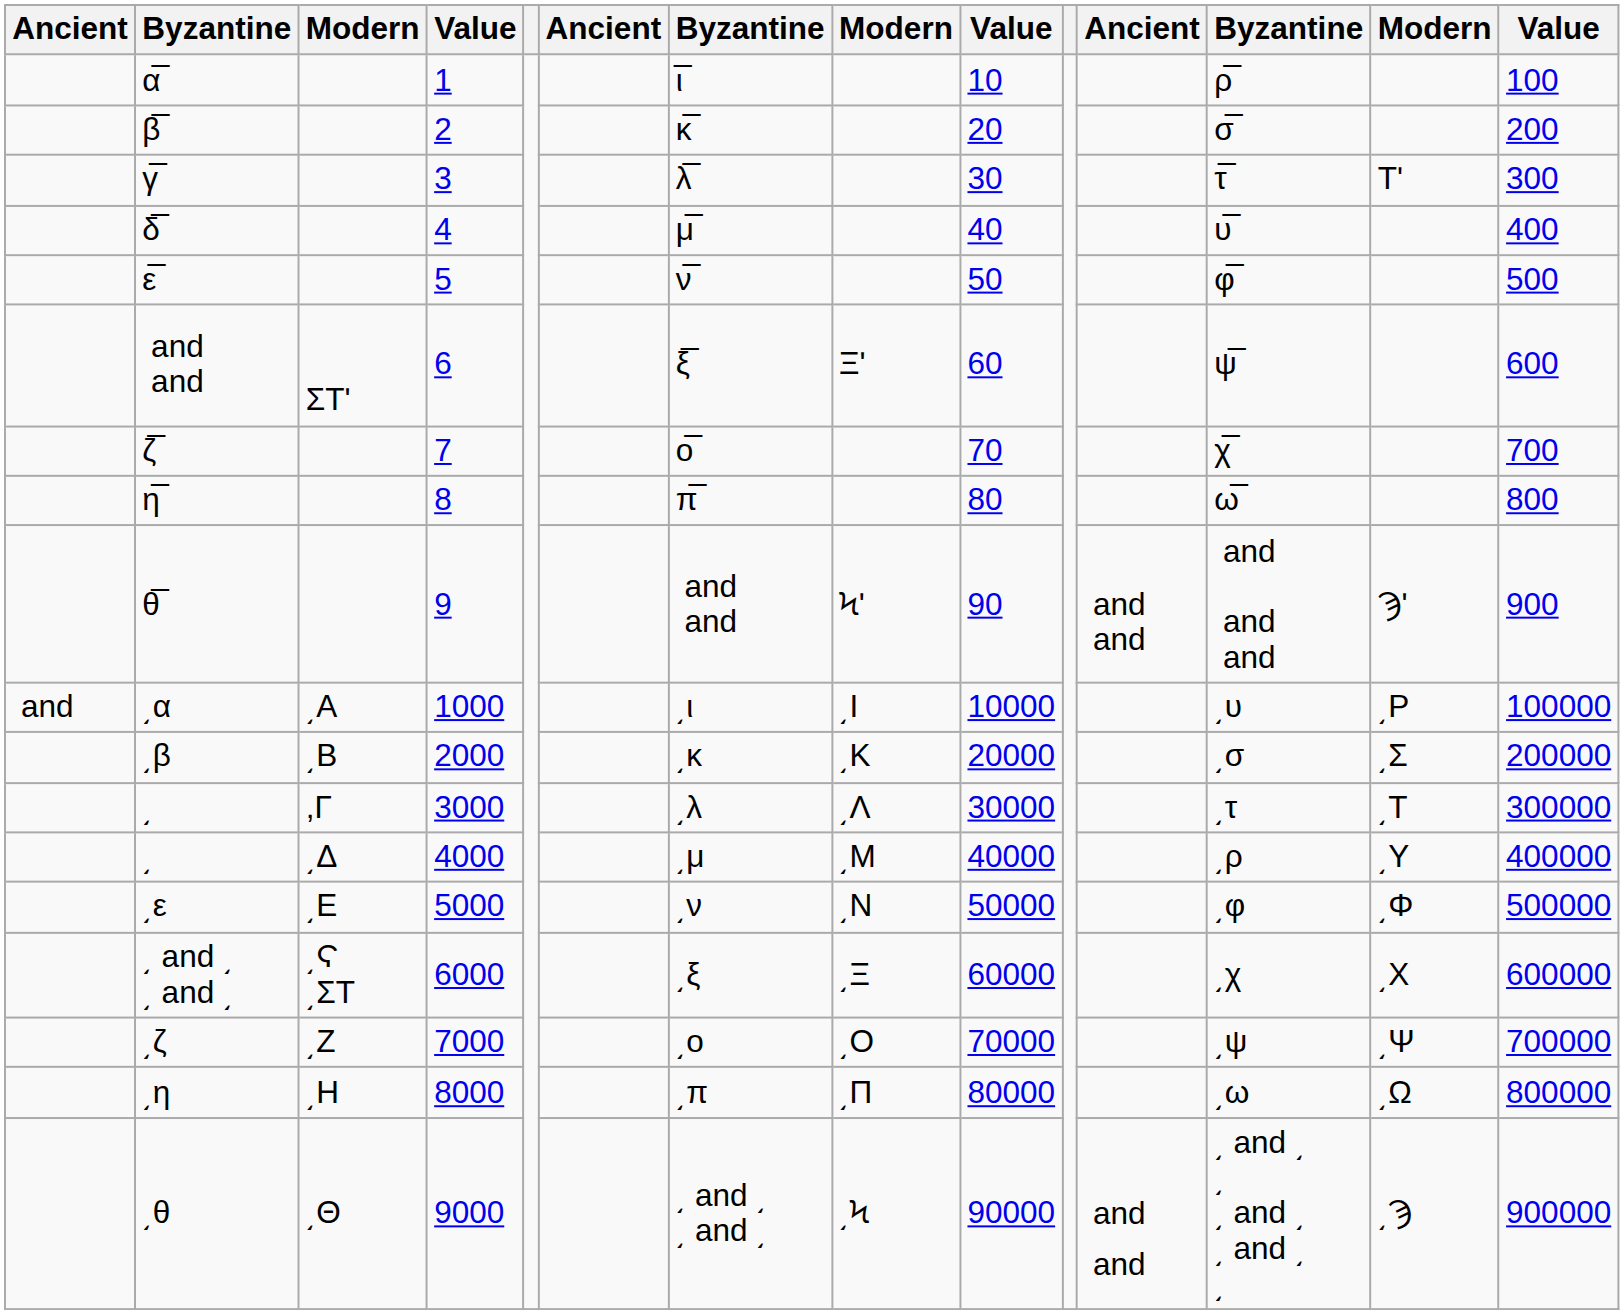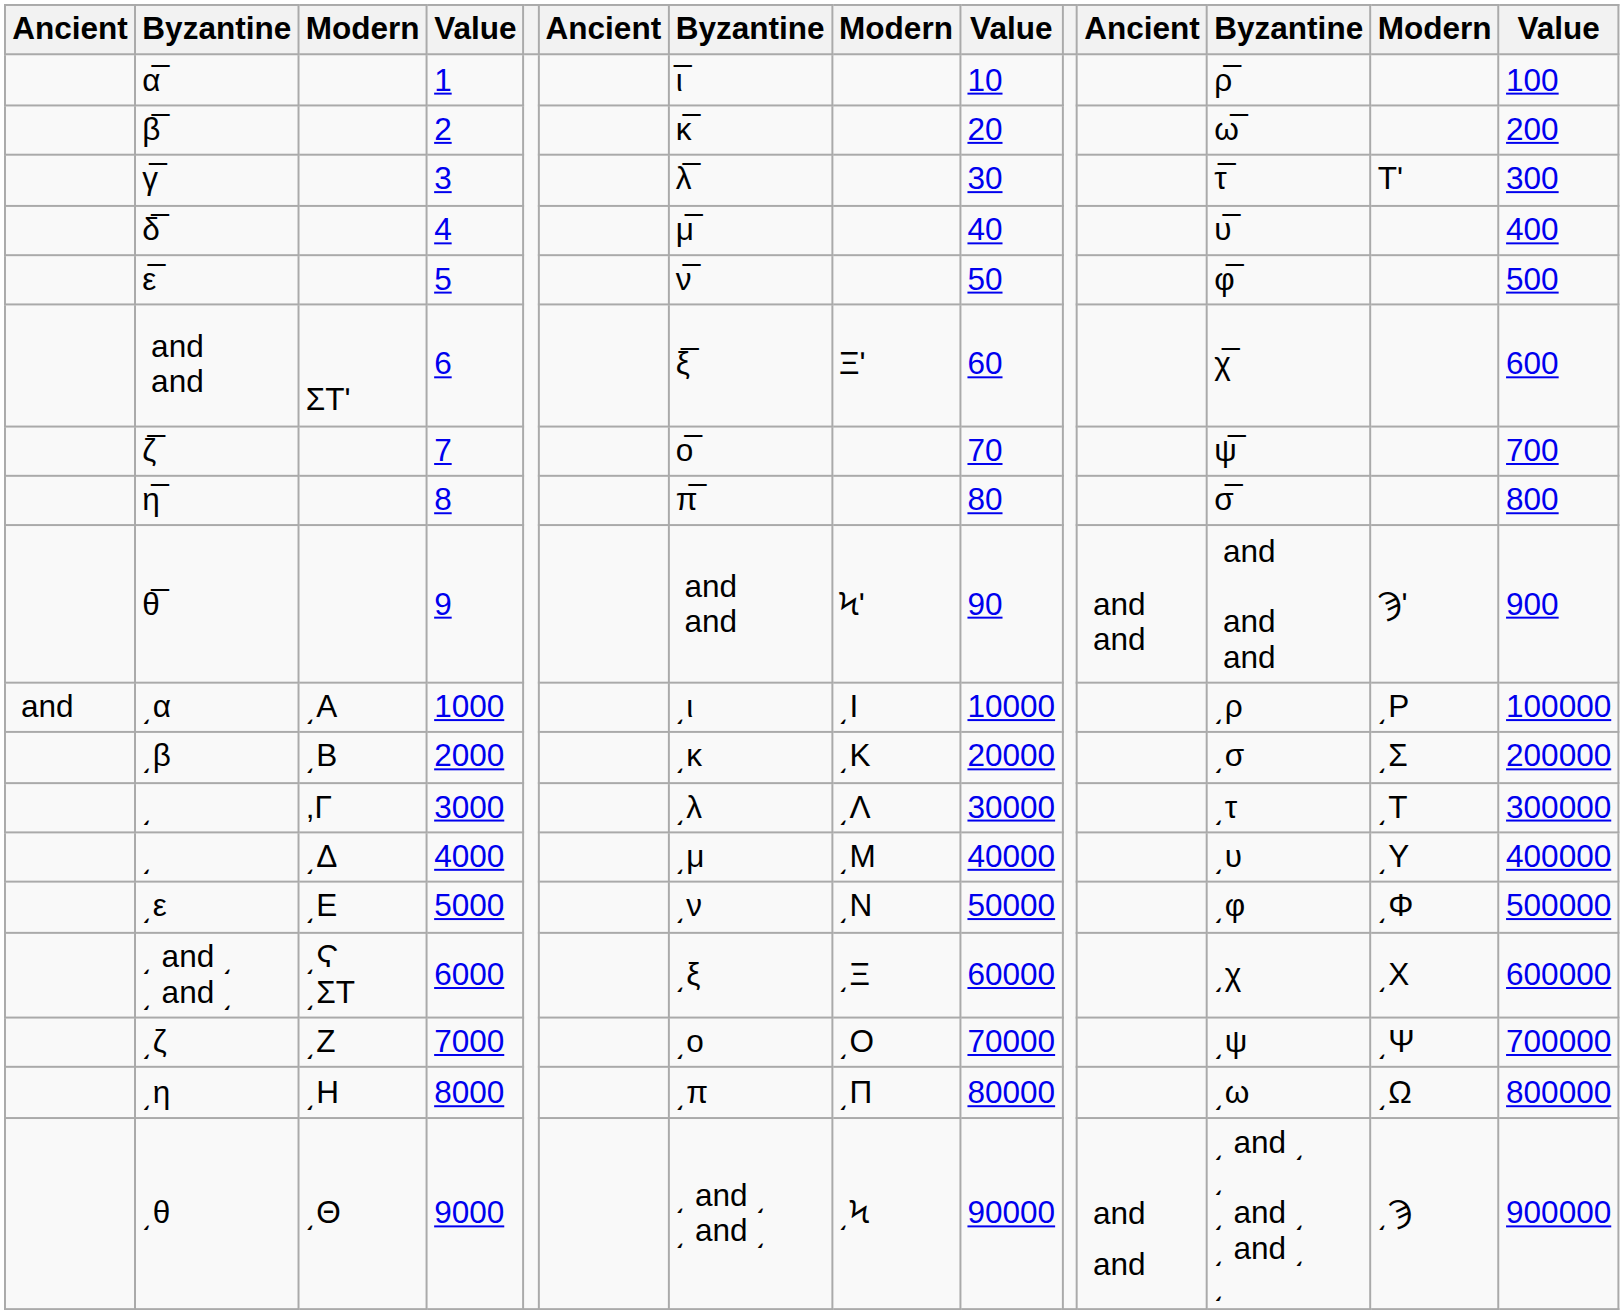(1224, 129) σ̅ -> (1227, 129) ω̅
(1226, 364) ψ̅ -> (1223, 364) χ̅
(1223, 450) χ̅ -> (1226, 450) ψ̅
(1227, 500) ω̅ -> (1224, 500) σ̅
(1228, 706) ͵υ -> (1229, 706) ͵ρ
(1229, 856) ͵ρ -> (1228, 856) ͵υ
